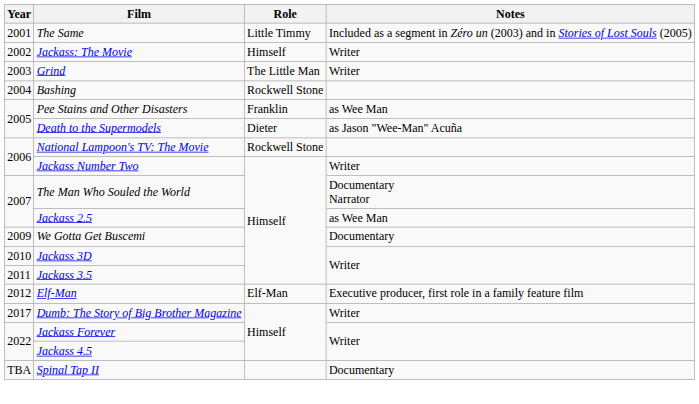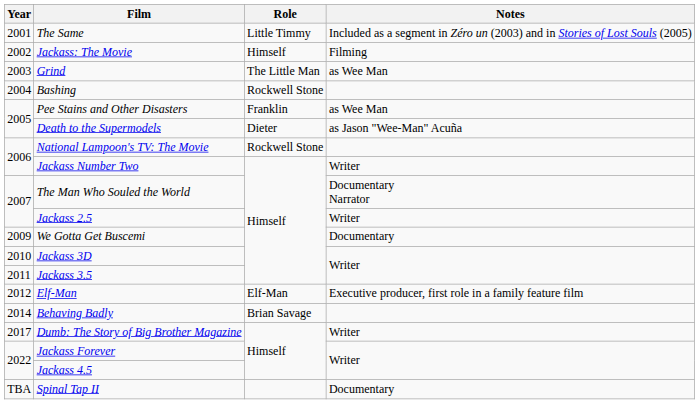(344, 52) Writer -> (348, 52) Filming
(344, 71) Writer -> (358, 71) as Wee Man
(358, 217) as Wee Man -> (344, 217) Writer
+ row: (75, 312)
